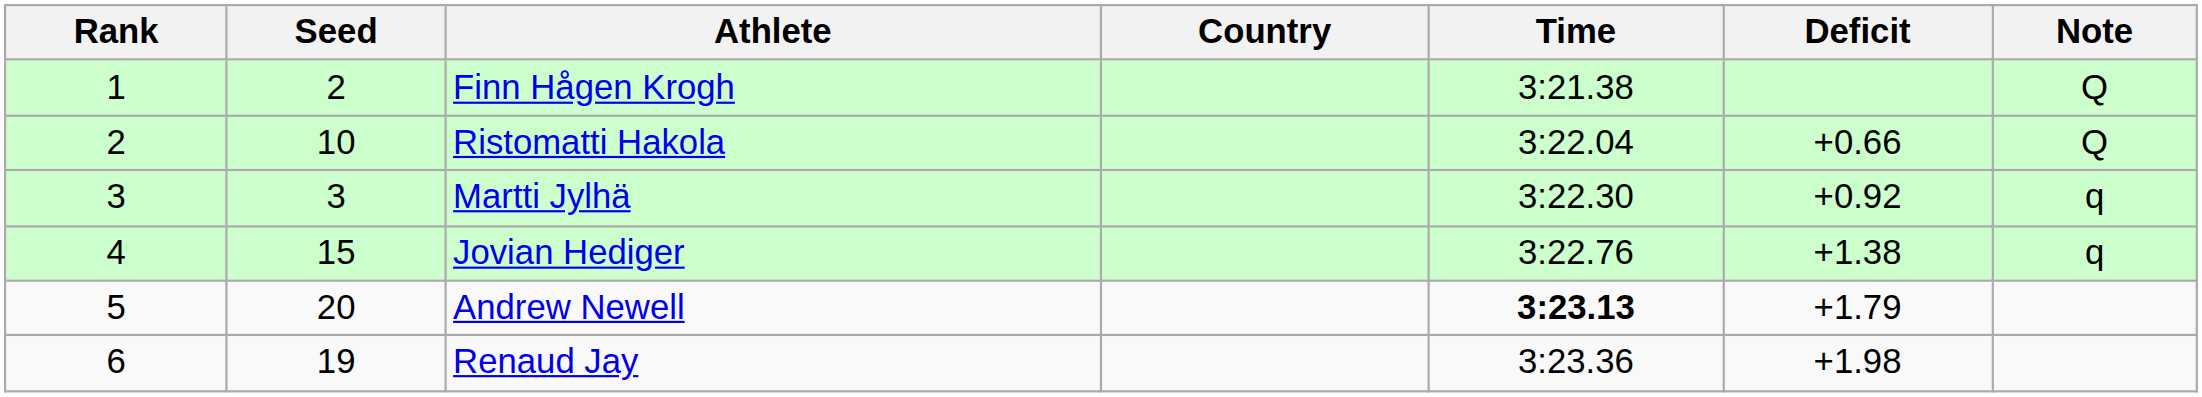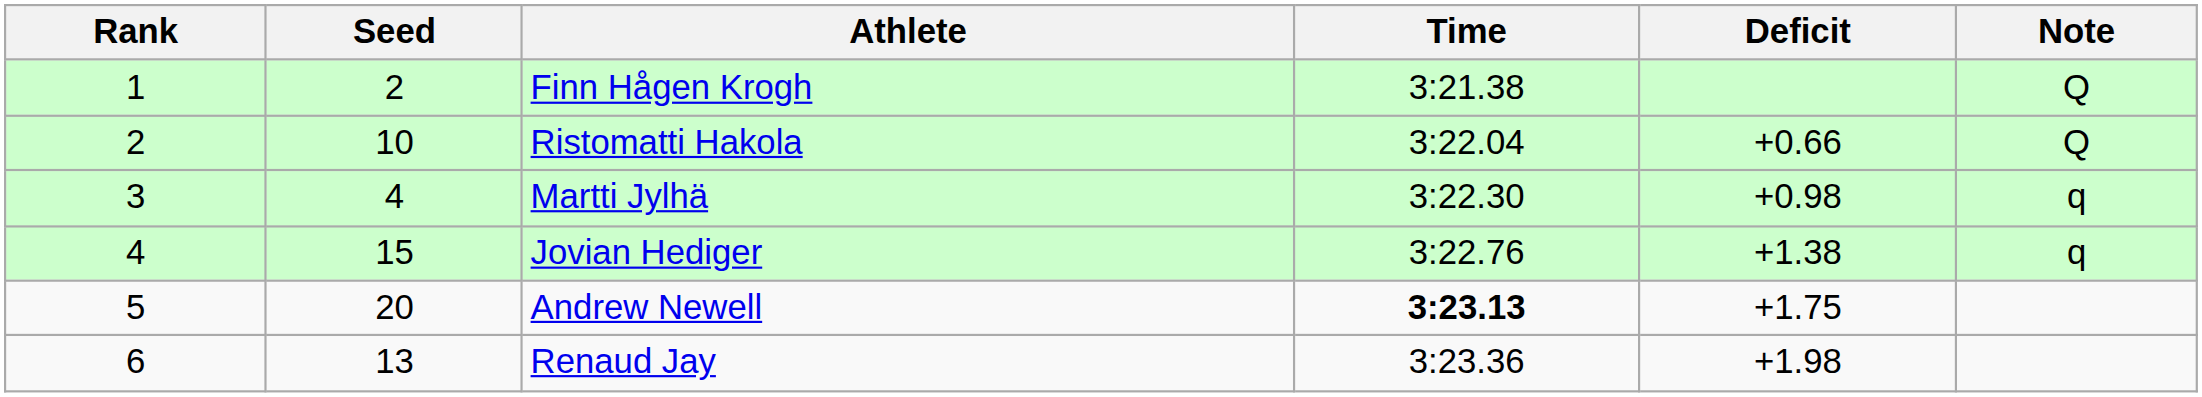- column: (1265, 32)
(336, 197) 3 -> (394, 197) 4
(1858, 197) +0.92 -> (1798, 197) +0.98
(1858, 307) +1.79 -> (1798, 307) +1.75
(336, 362) 19 -> (394, 362) 13
